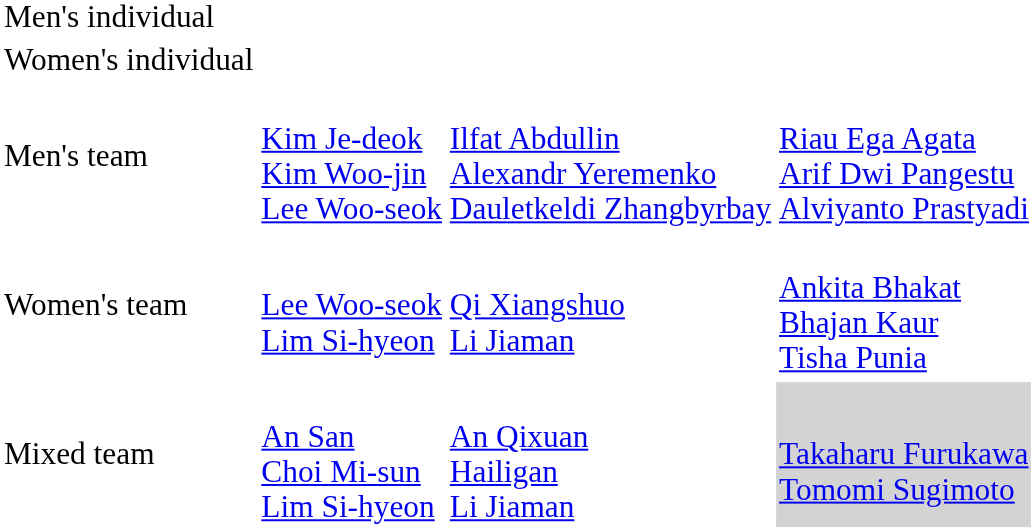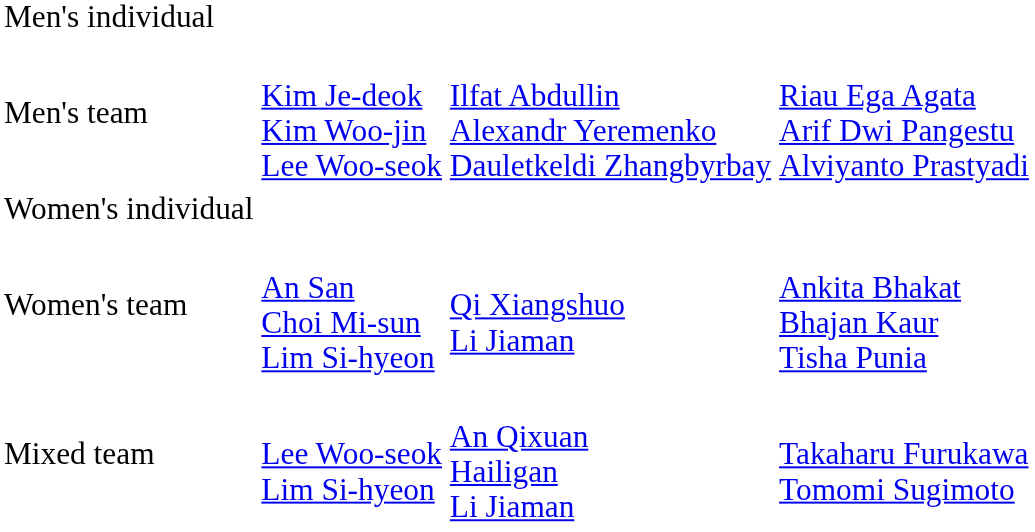rows swapped: (76, 156) <-> (129, 60)
(352, 322) Lee Woo-seok Lim Si-hyeon -> (348, 322) An San Choi Mi-sun Lim Si-hyeon
(348, 471) An San Choi Mi-sun Lim Si-hyeon -> (352, 471) Lee Woo-seok Lim Si-hyeon
(904, 471) lightgrey background -> (904, 471) no background
